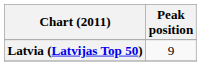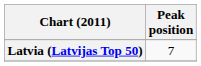(171, 50) 9 -> (171, 50) 7
